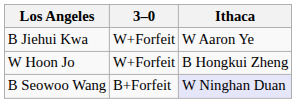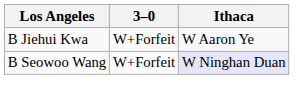- row: (41, 62)
(142, 86) B+Forfeit -> (144, 62) W+Forfeit
